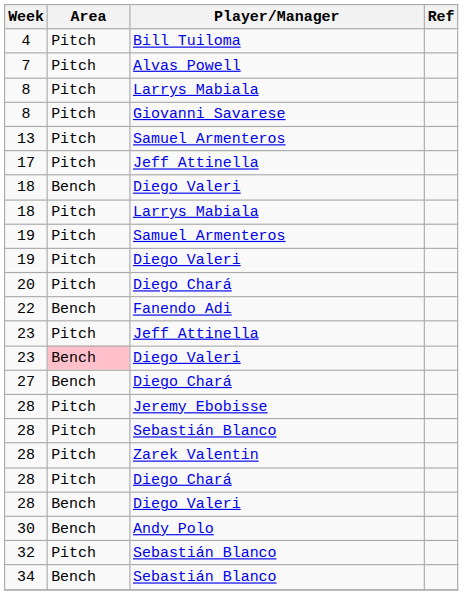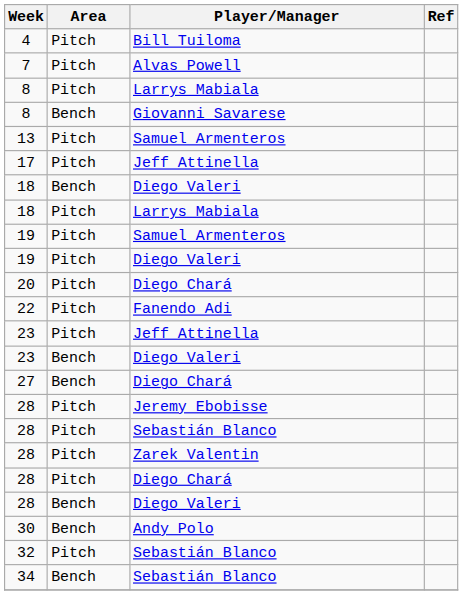(74, 114) Pitch -> (74, 114) Bench
(74, 309) Bench -> (74, 309) Pitch
(74, 358) pink background -> (74, 358) no background
